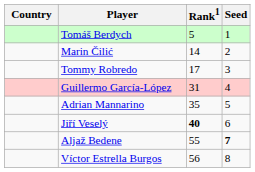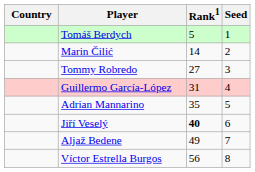(194, 69) 17 -> (194, 69) 27
(194, 140) 55 -> (194, 140) 49
(228, 140) bold -> (228, 140) normal
